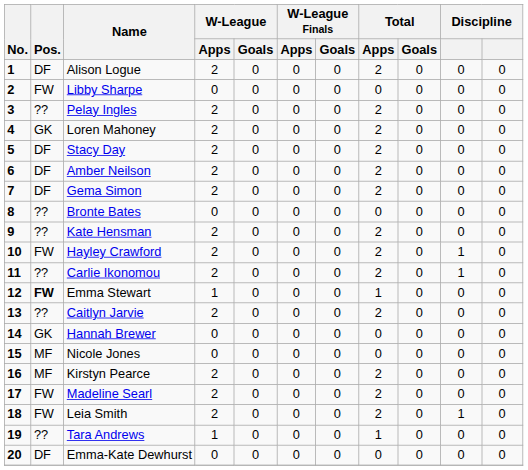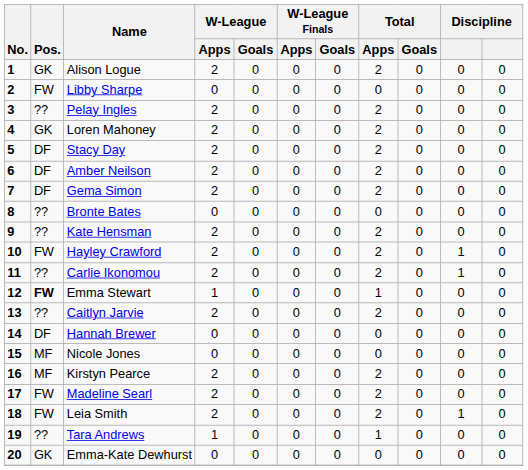(42, 69) DF -> (43, 69) GK
(43, 333) GK -> (42, 333) DF
(42, 455) DF -> (43, 455) GK
